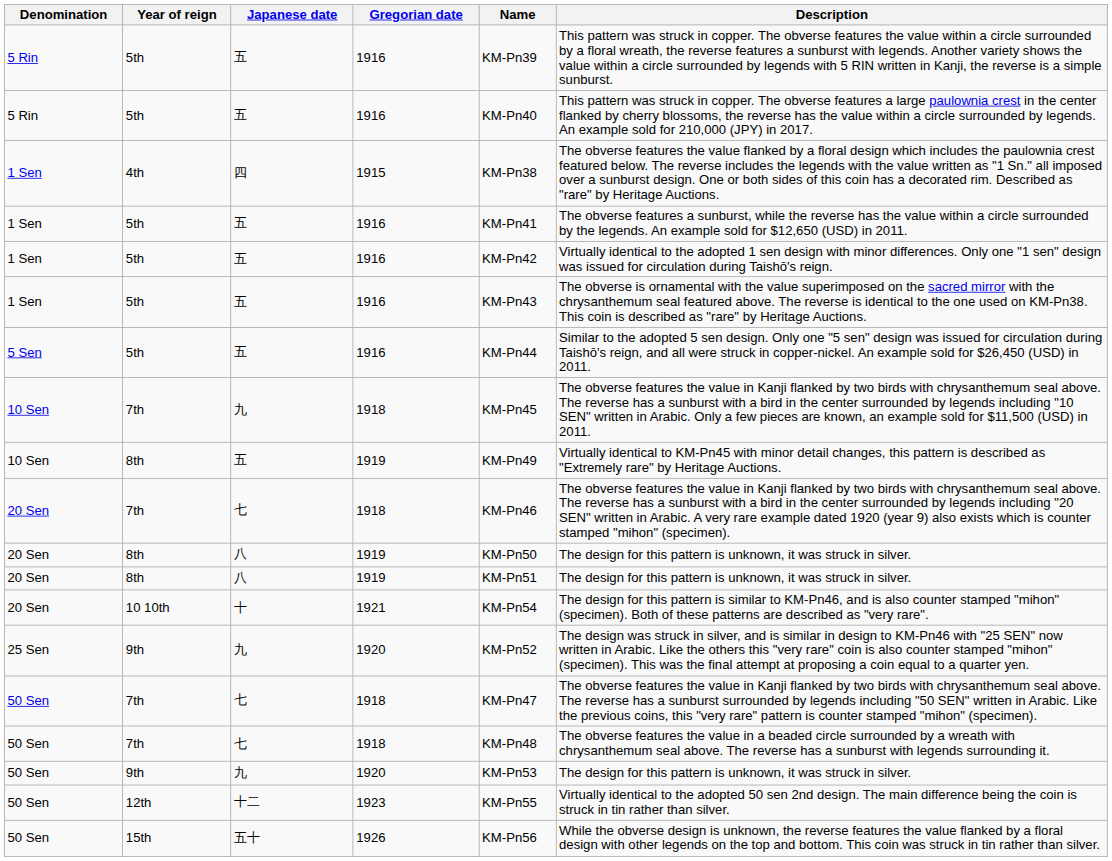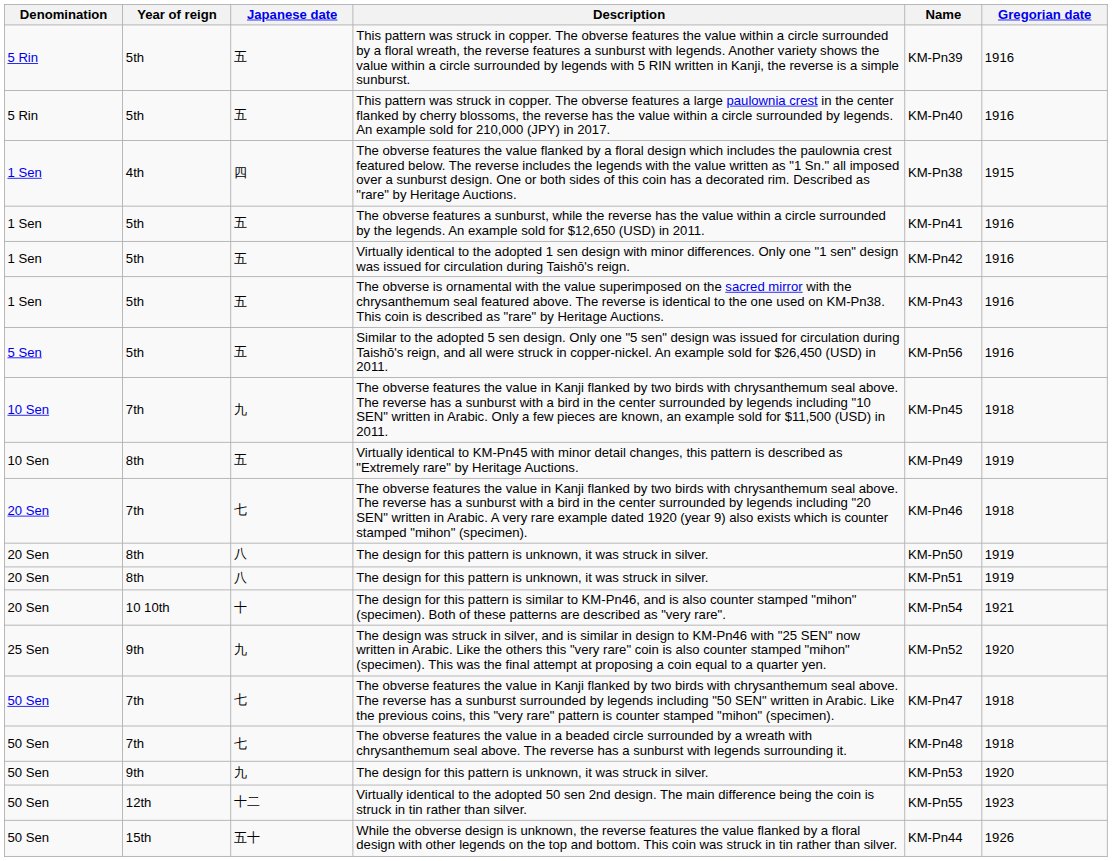columns swapped: (416, 14) <-> (832, 14)
(509, 352) KM-Pn44 -> (935, 352) KM-Pn56
(509, 838) KM-Pn56 -> (935, 838) KM-Pn44
